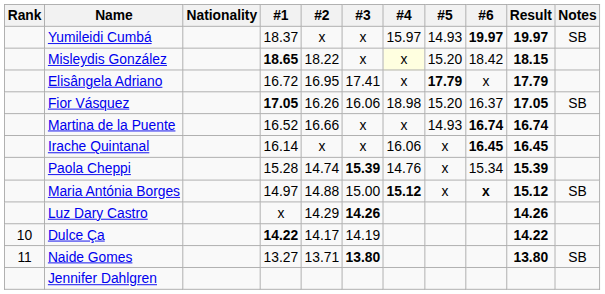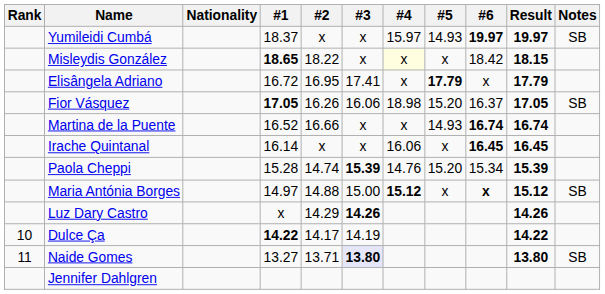(445, 59) 15.20 -> (445, 59) x
(445, 169) x -> (445, 169) 15.20
(363, 256) no background -> (363, 256) lavender background
